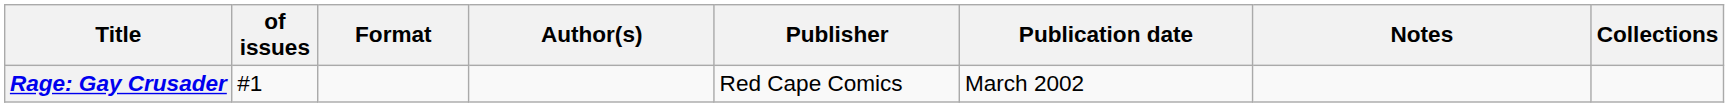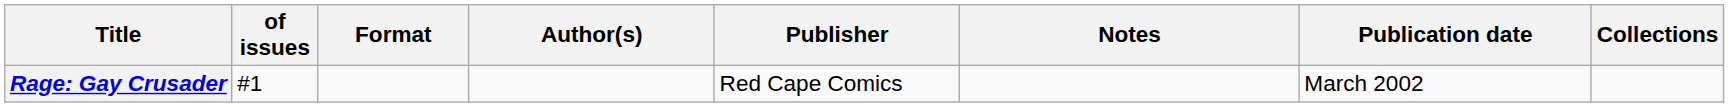columns swapped: (1106, 35) <-> (1422, 35)
